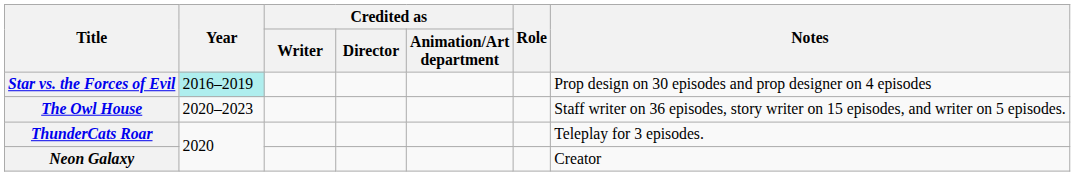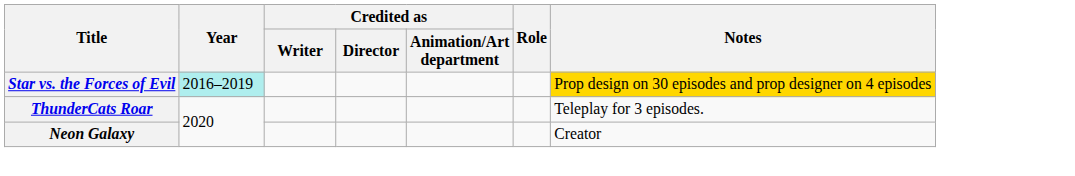(743, 84) no background -> (743, 84) gold background
- row: (92, 109)
